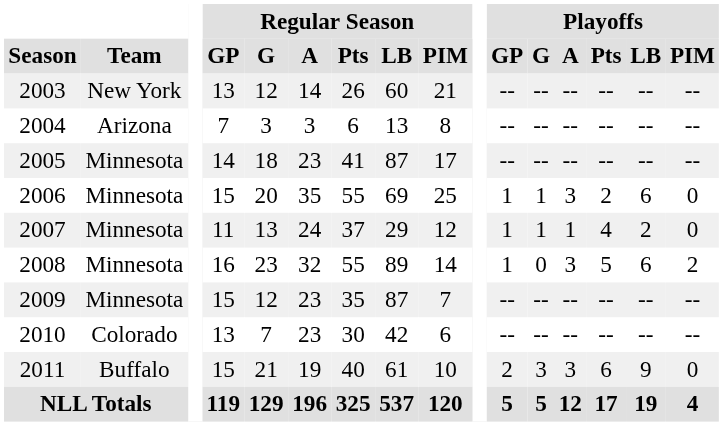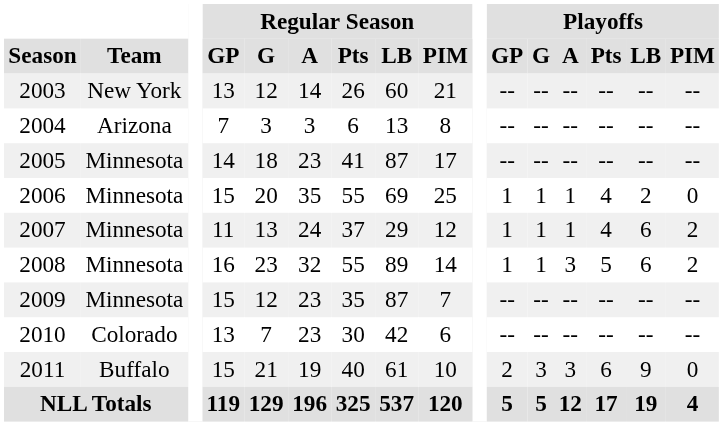(570, 195) 3 -> (570, 195) 1
(606, 195) 2 -> (606, 195) 4
(646, 195) 6 -> (646, 195) 2
(646, 229) 2 -> (646, 229) 6
(692, 229) 0 -> (692, 229) 2
(541, 264) 0 -> (541, 264) 1
